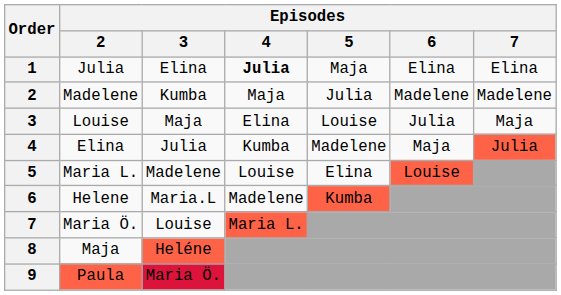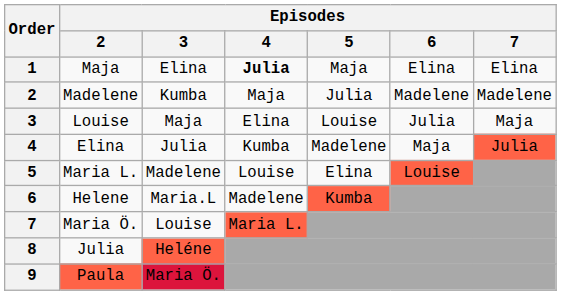(101, 69) Julia -> (101, 69) Maja
(101, 251) Maja -> (101, 251) Julia
